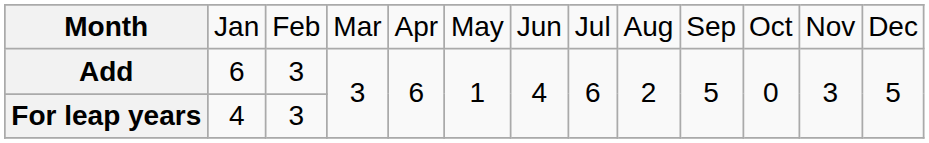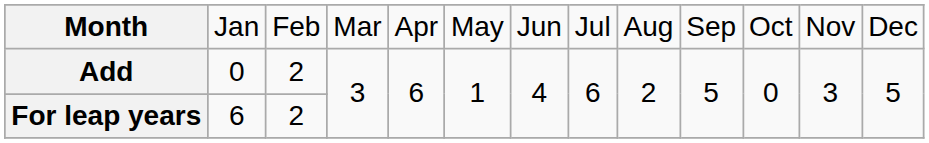(237, 71) 6 -> (237, 71) 0
(296, 71) 3 -> (296, 71) 2
(237, 115) 4 -> (237, 115) 6
(296, 115) 3 -> (296, 115) 2
